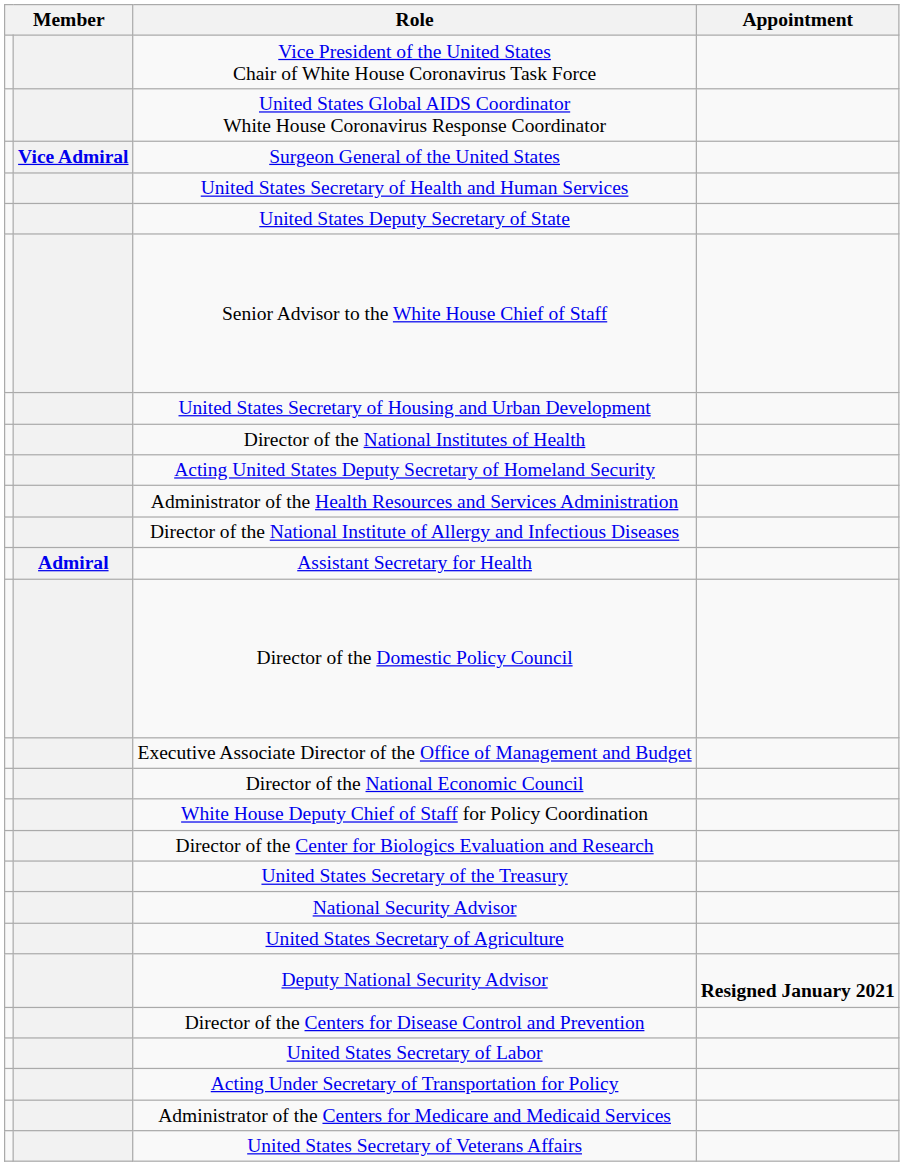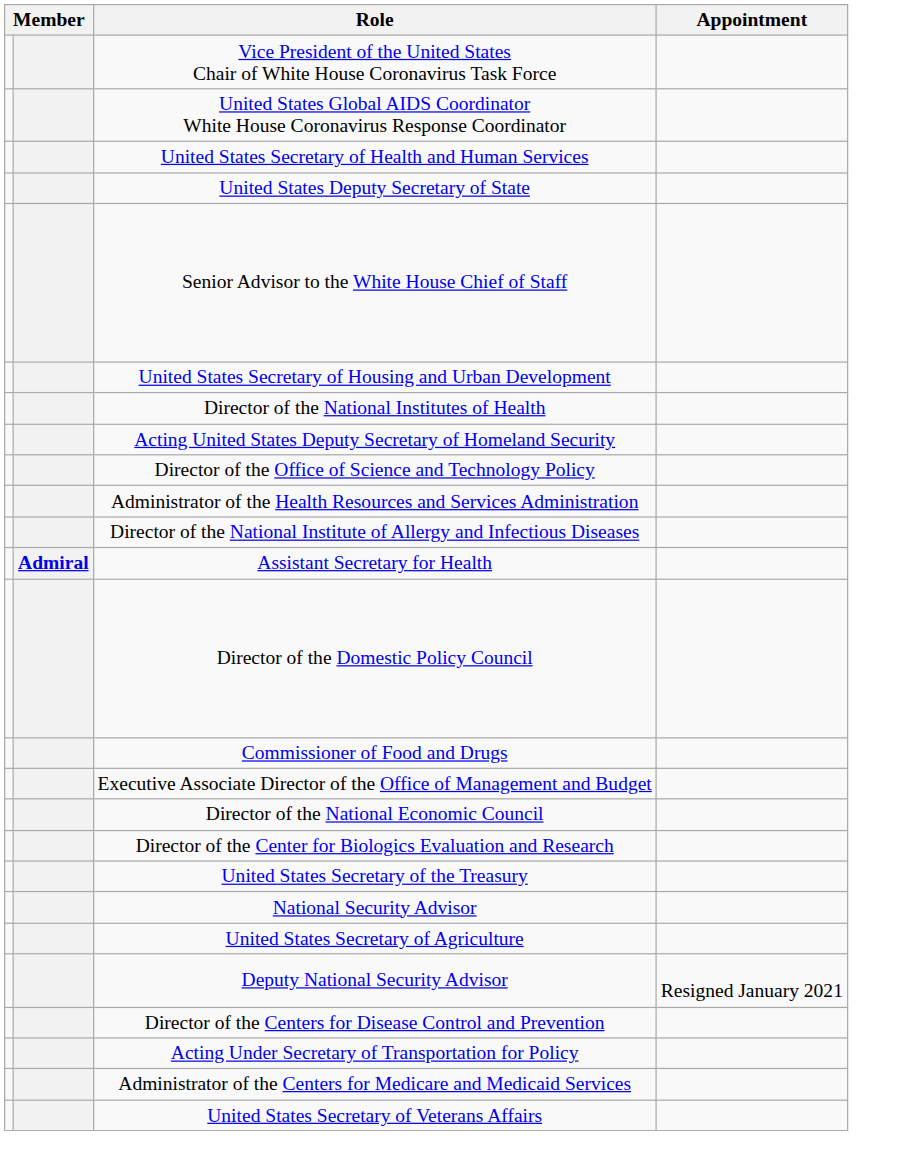- row: (415, 156)
+ row: (375, 470)
+ row: (375, 752)
- row: (415, 814)
(798, 991) bold -> (752, 991) normal
- row: (415, 1053)
